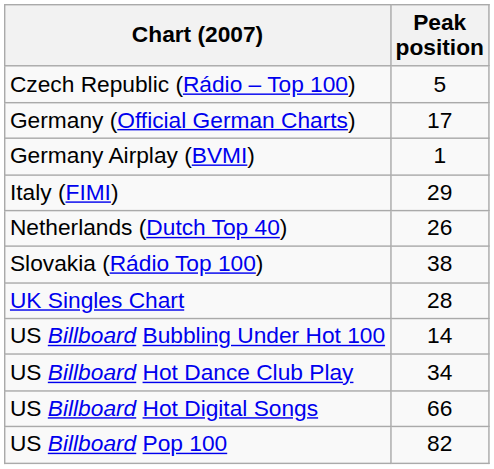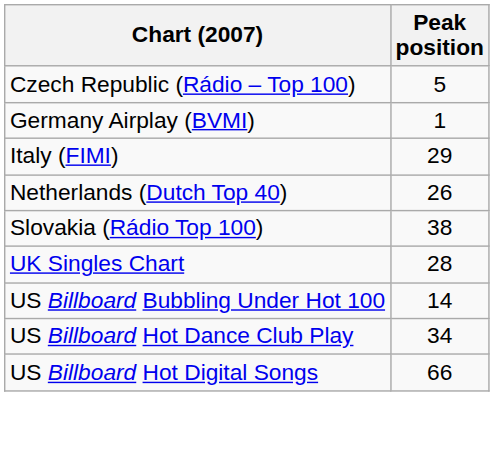- row: (183, 120)
- row: (119, 444)
